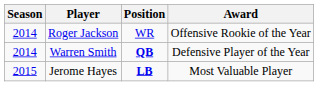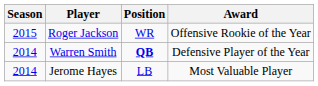(25, 33) 2014 -> (25, 33) 2015
(25, 71) 2015 -> (25, 71) 2014
(145, 71) bold -> (145, 71) normal
